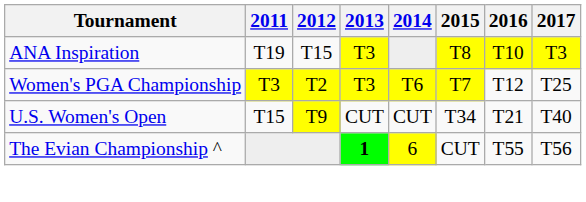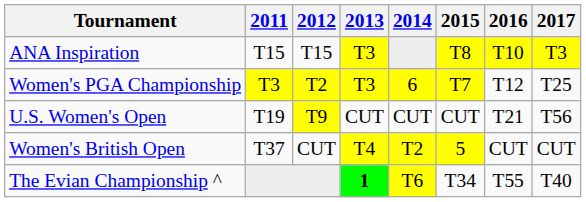(269, 52) T19 -> (269, 52) T15
(412, 84) T6 -> (412, 84) 6
(269, 116) T15 -> (269, 116) T19
(460, 116) T34 -> (460, 116) CUT
(556, 116) T40 -> (556, 116) T56
+ row: (97, 149)
(412, 149) 6 -> (412, 181) T6
(460, 149) CUT -> (460, 181) T34
(556, 149) T56 -> (556, 181) T40
